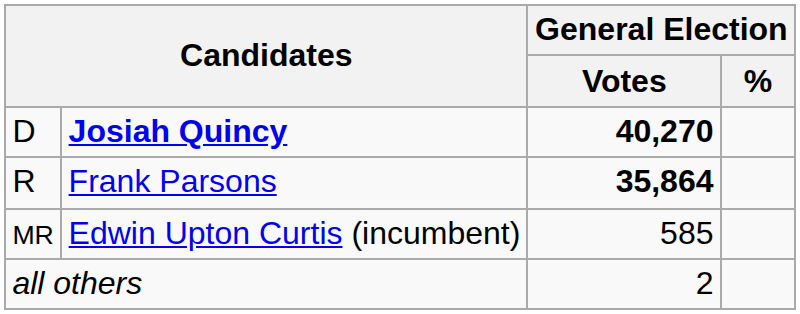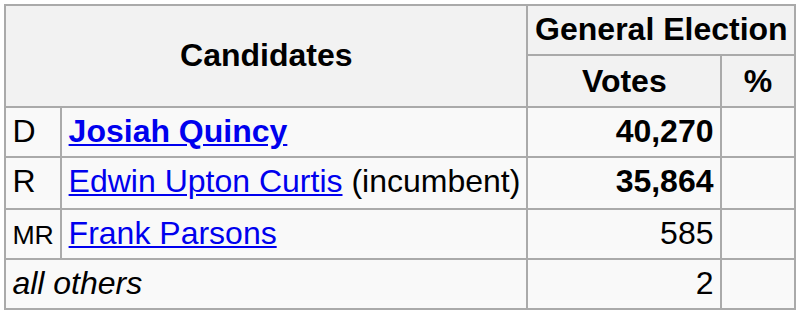(173, 182) Frank Parsons -> (294, 182) Edwin Upton Curtis (incumbent)
(294, 232) Edwin Upton Curtis (incumbent) -> (173, 232) Frank Parsons
